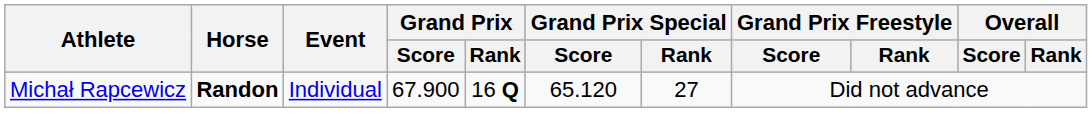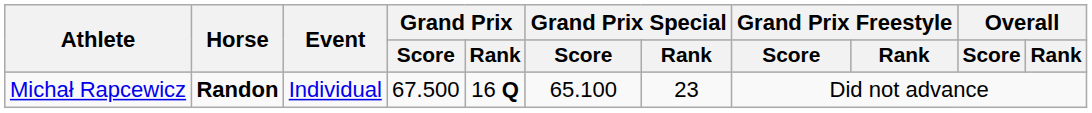(426, 90) 67.900 -> (426, 90) 67.500
(583, 90) 65.120 -> (583, 90) 65.100
(686, 90) 27 -> (686, 90) 23
